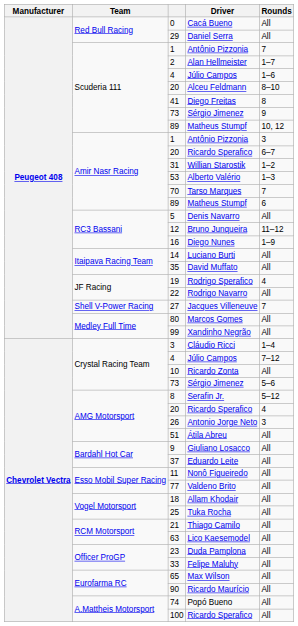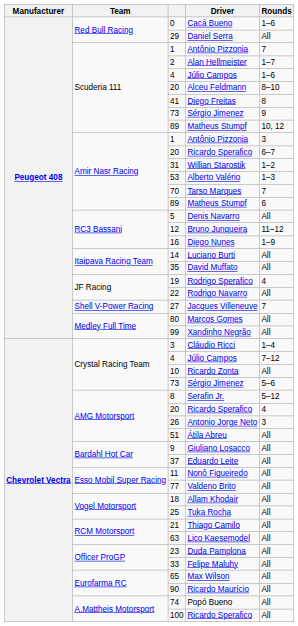(266, 23) All -> (268, 23) 1–6
